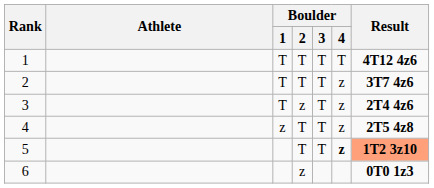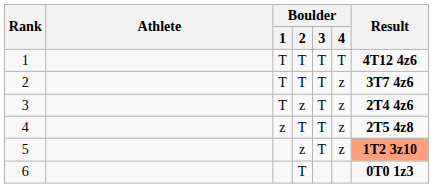(302, 149) T -> (302, 149) z
(342, 149) bold -> (342, 149) normal
(302, 171) z -> (302, 171) T
